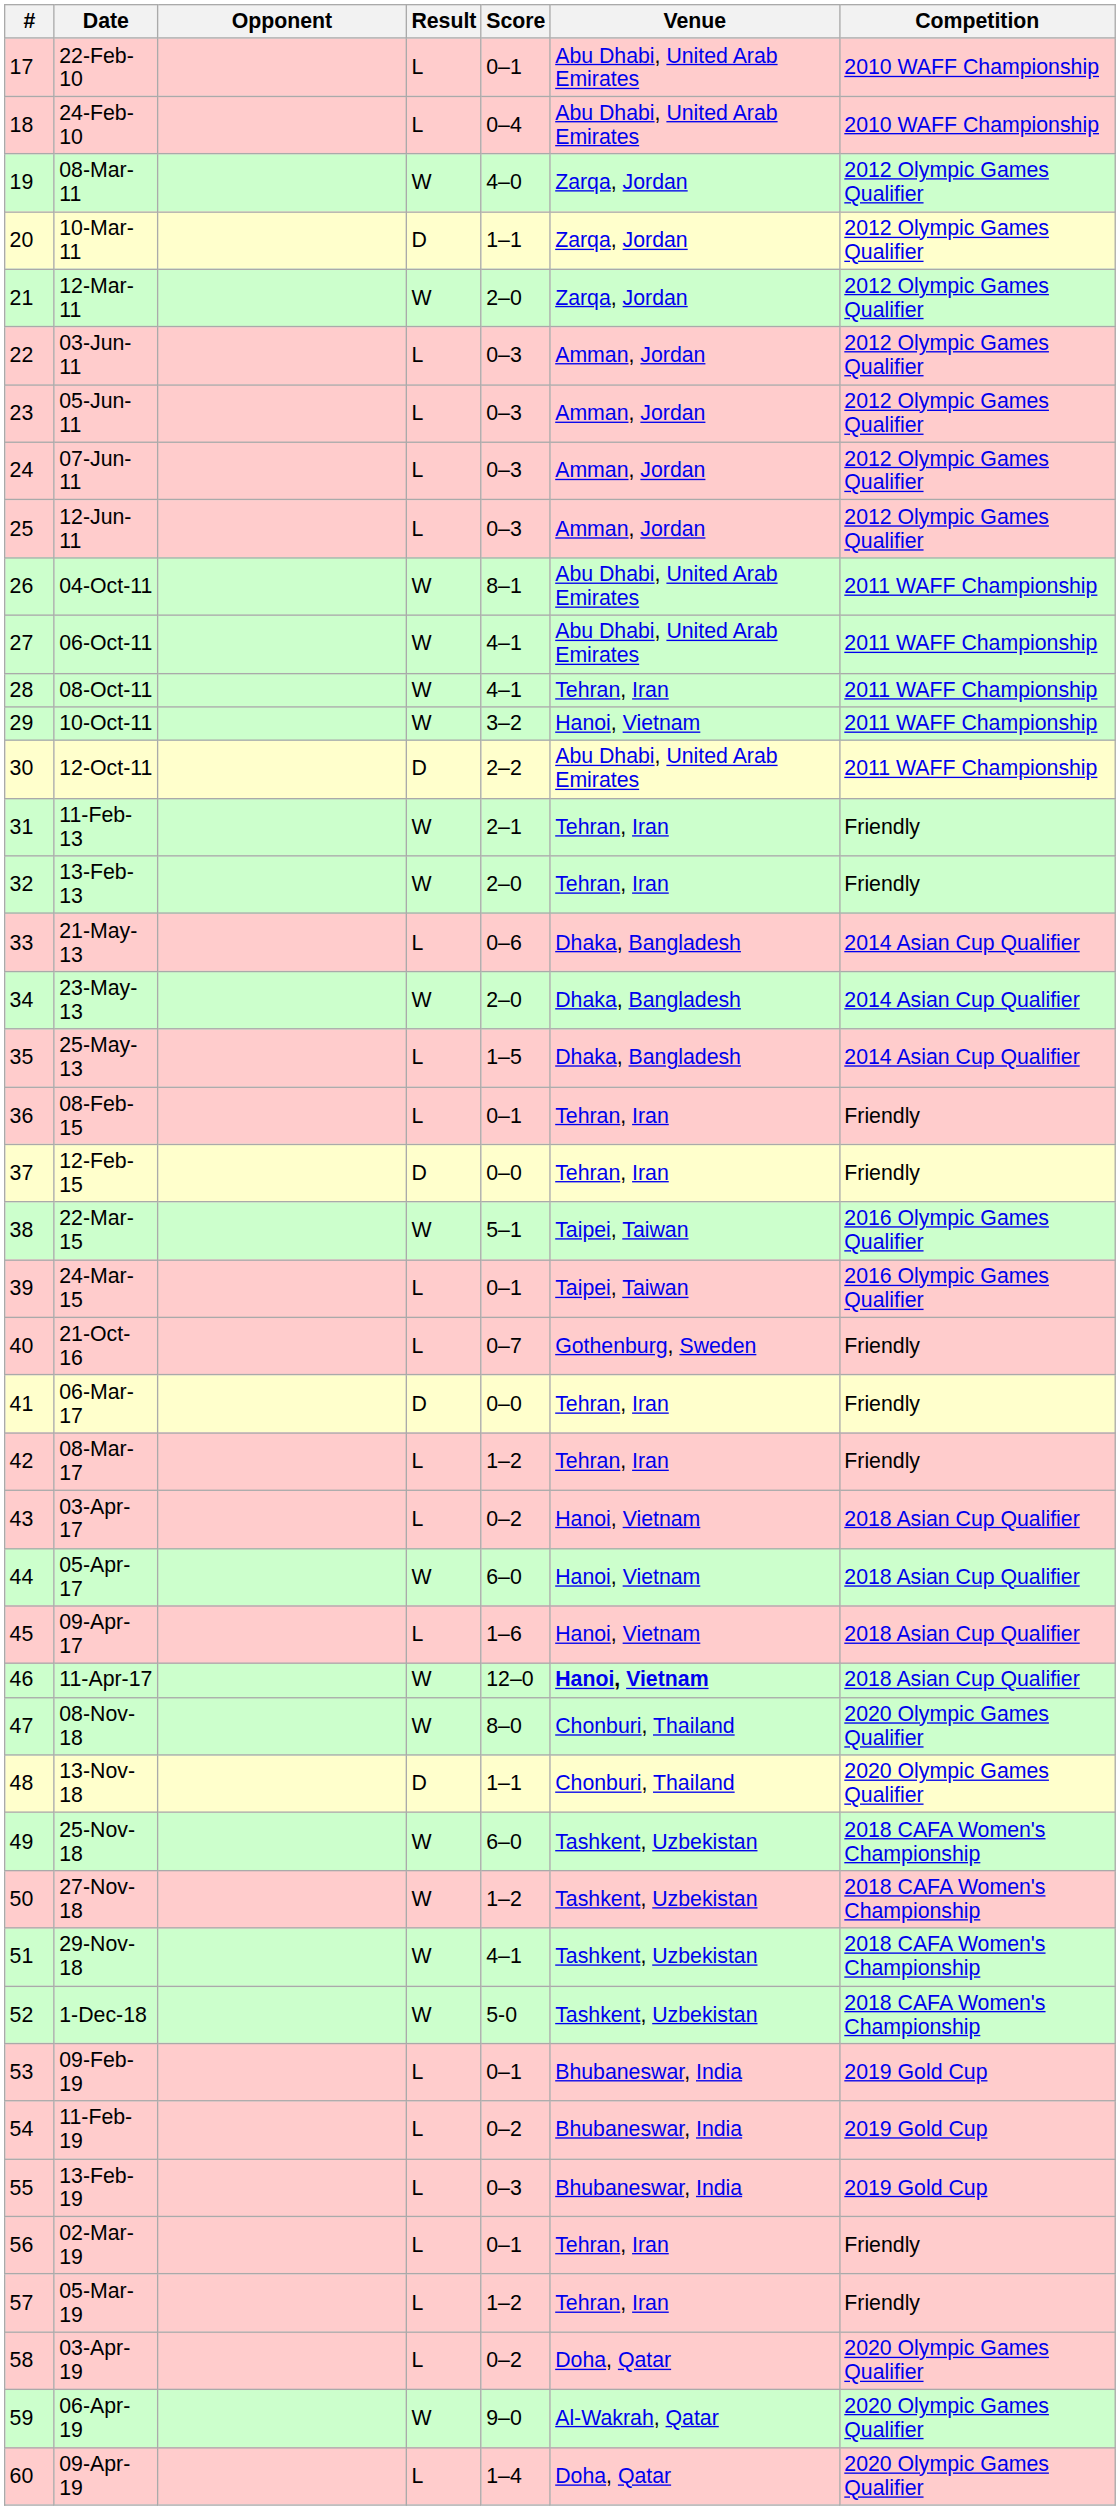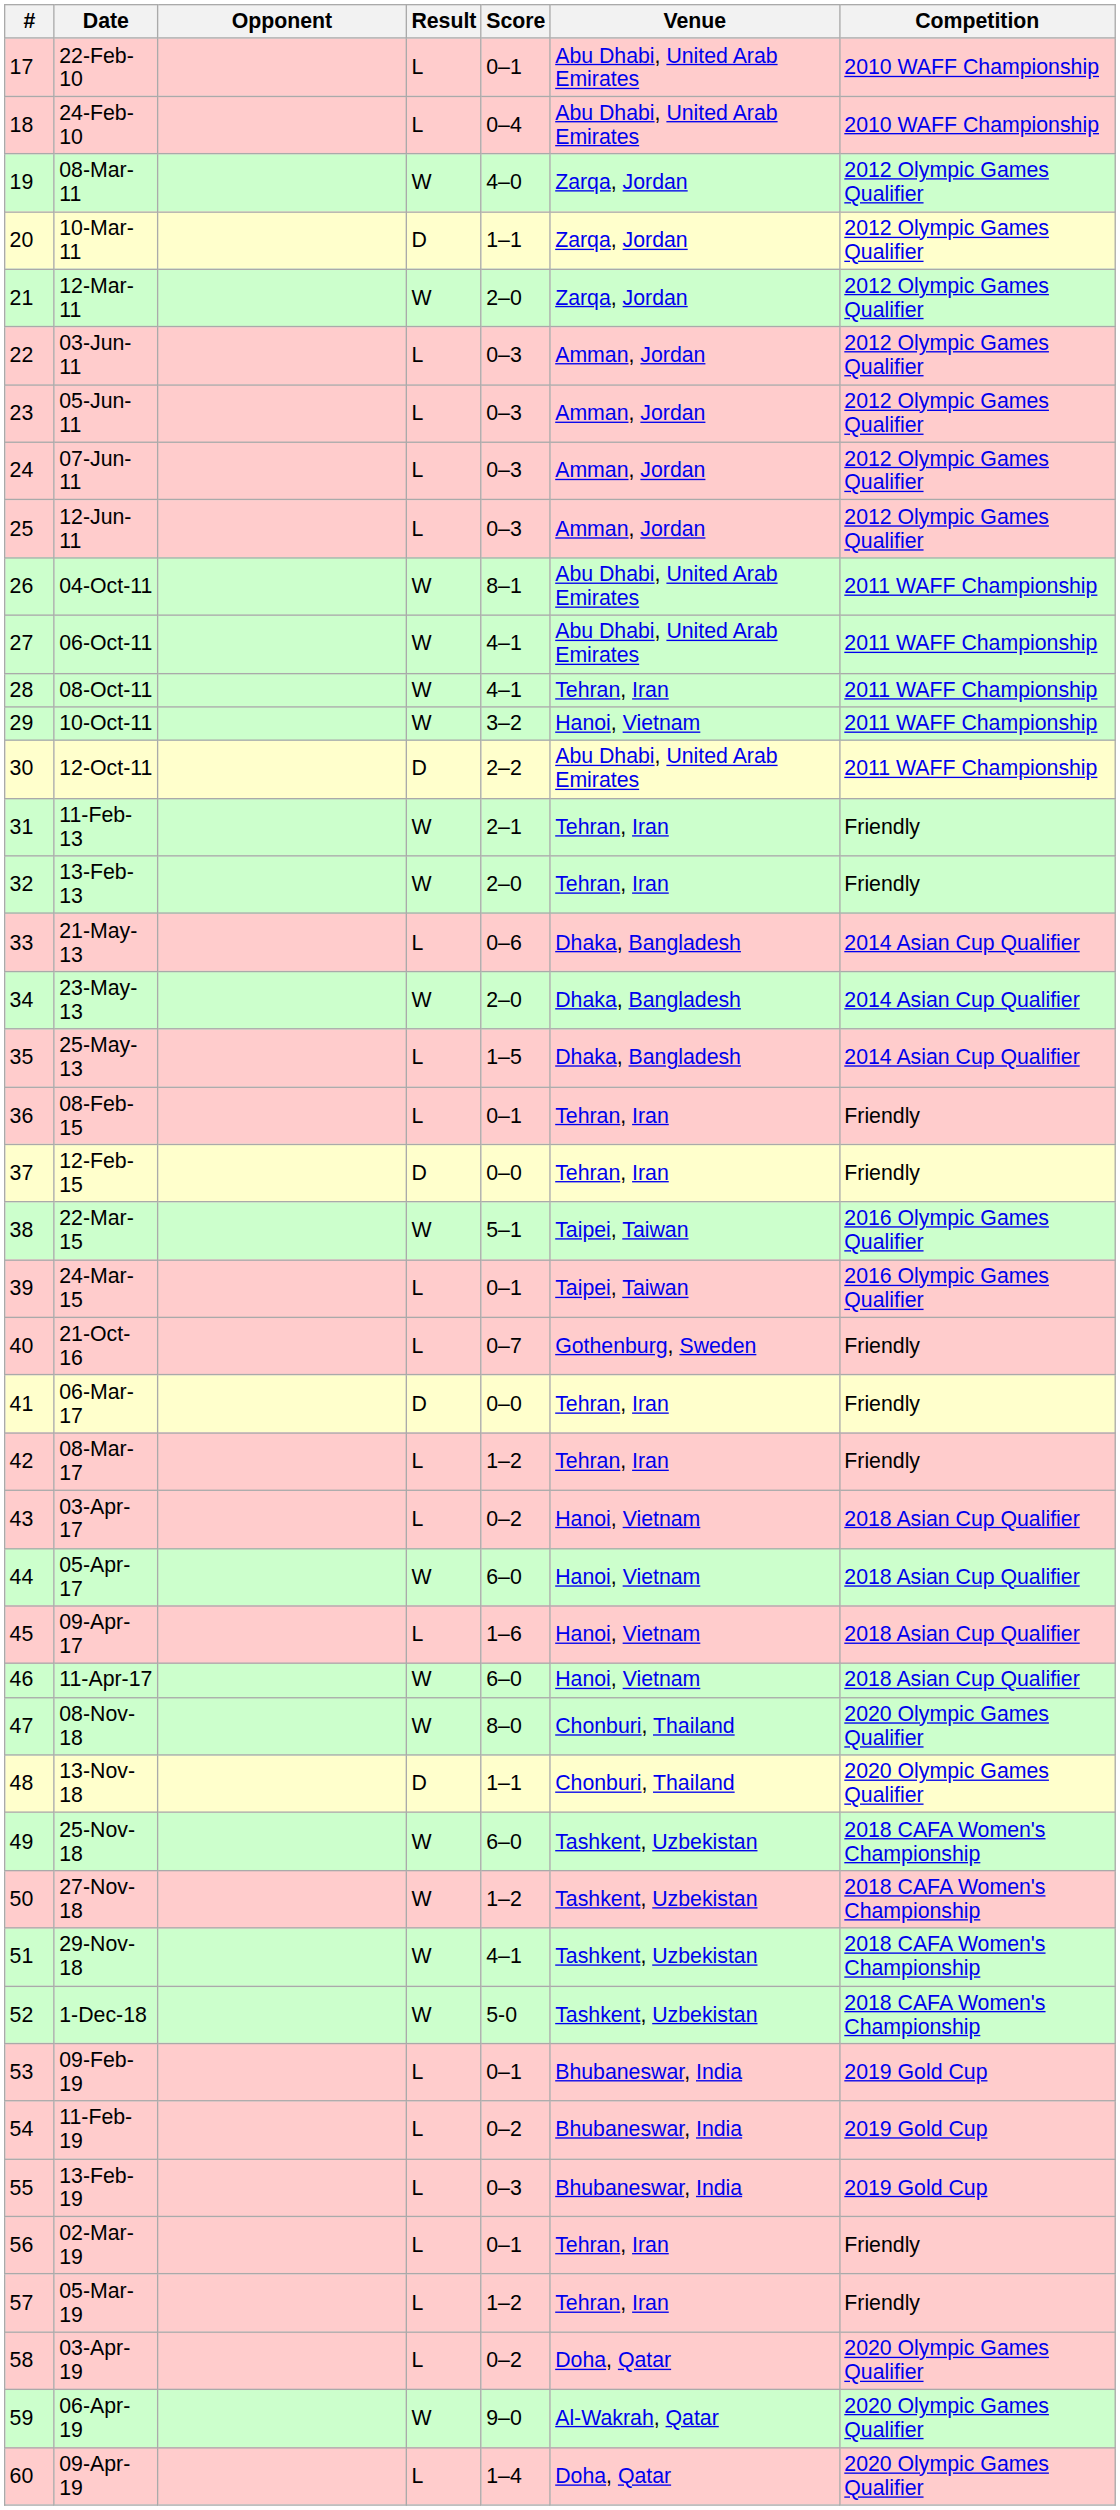(510, 1680) 12–0 -> (504, 1680) 6–0
(632, 1680) bold -> (628, 1680) normal
